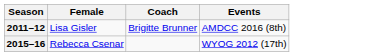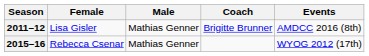+ column: (164, 12)
